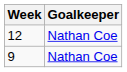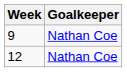rows swapped: (11, 56) <-> (15, 35)
